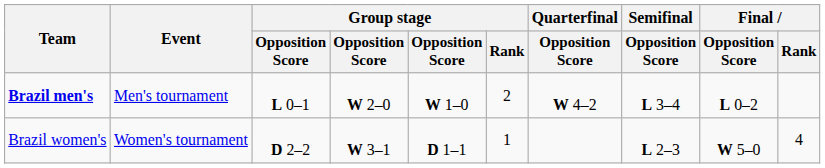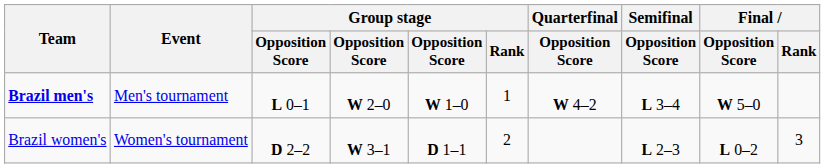(507, 95) 2 -> (507, 95) 1
(739, 105) L 0–2 -> (739, 105) W 5–0
(507, 140) 1 -> (507, 140) 2
(739, 149) W 5–0 -> (739, 149) L 0–2
(799, 140) 4 -> (799, 140) 3
